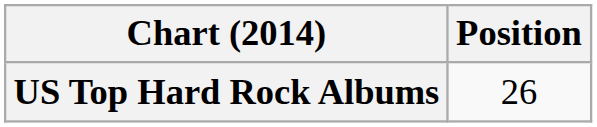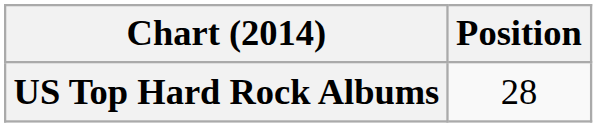(519, 91) 26 -> (519, 91) 28
